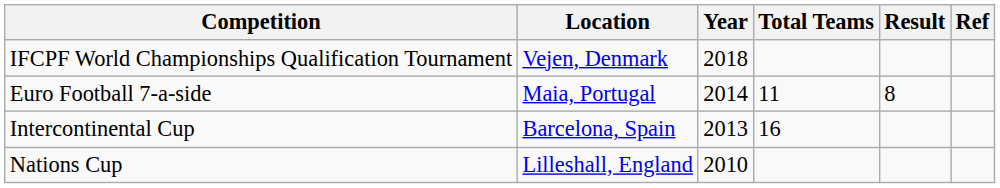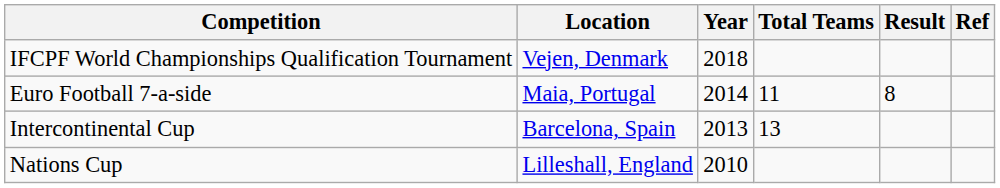(770, 128) 16 -> (770, 128) 13
